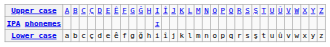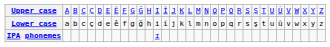rows swapped: (34, 36) <-> (34, 23)
